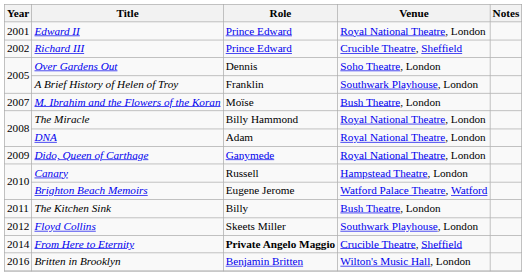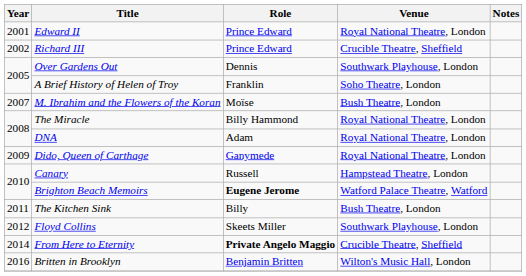(390, 66) Soho Theatre, London -> (409, 66) Southwark Playhouse, London
(409, 84) Southwark Playhouse, London -> (390, 84) Soho Theatre, London
(260, 191) normal -> (262, 191) bold
